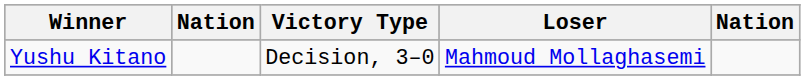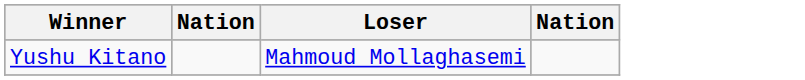- column: (350, 23)
